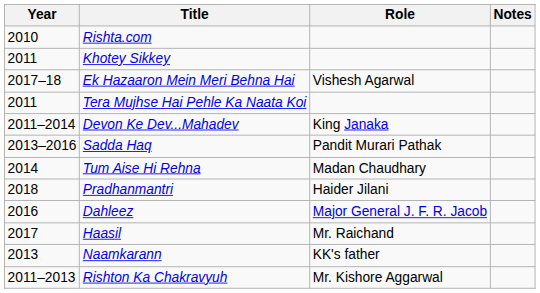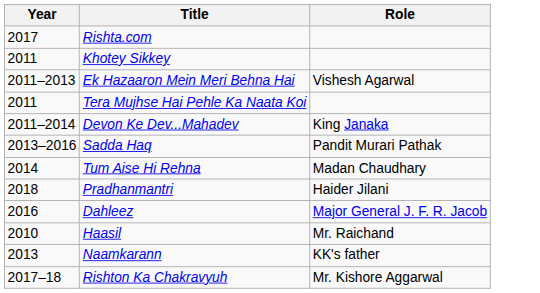- column: (513, 15)
(23, 37) 2010 -> (23, 37) 2017
(34, 80) 2017–18 -> (42, 80) 2011–2013
(23, 233) 2017 -> (23, 233) 2010
(42, 277) 2011–2013 -> (34, 277) 2017–18
